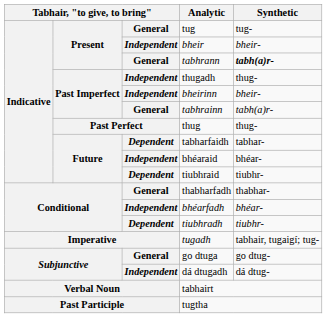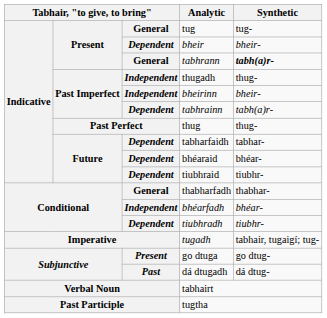(151, 45) Independent -> (151, 45) Dependent
(151, 110) General -> (151, 110) Dependent
(151, 158) Independent -> (151, 158) Dependent
(151, 256) General -> (151, 256) Present
(151, 272) Independent -> (151, 272) Past
